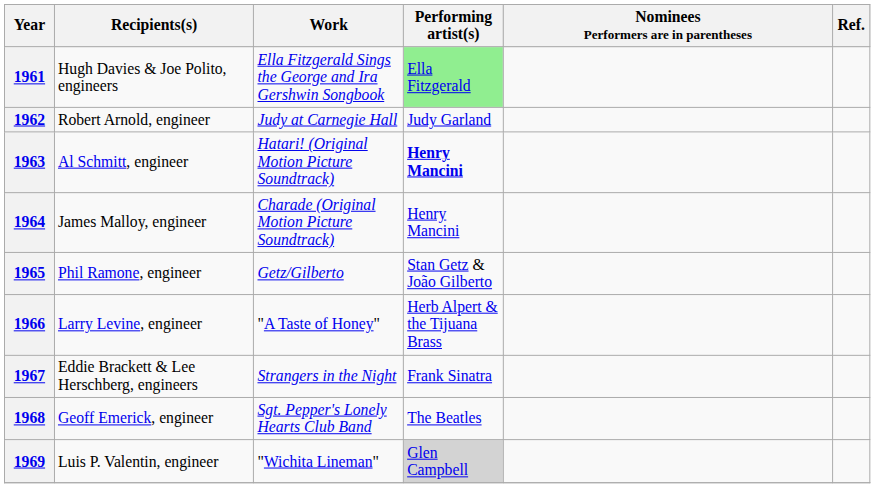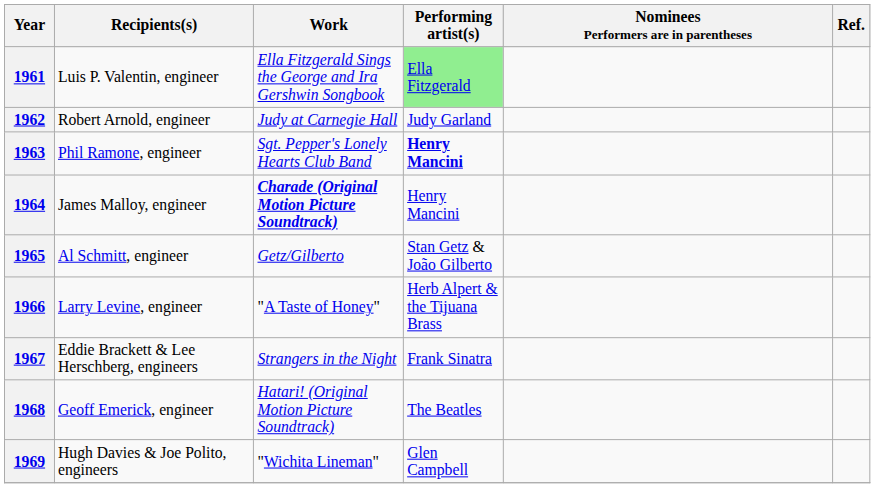(142, 77) Hugh Davies & Joe Polito, engineers -> (138, 77) Luis P. Valentin, engineer
(123, 162) Al Schmitt, engineer -> (130, 153) Phil Ramone, engineer
(313, 162) Hatari! (Original Motion Picture Soundtrack) -> (322, 153) Sgt. Pepper's Lonely Hearts Club Band
(317, 222) normal -> (317, 204) bold
(130, 273) Phil Ramone, engineer -> (123, 255) Al Schmitt, engineer
(322, 418) Sgt. Pepper's Lonely Hearts Club Band -> (313, 409) Hatari! (Original Motion Picture Soundtrack)
(138, 461) Luis P. Valentin, engineer -> (142, 461) Hugh Davies & Joe Polito, engineers
(438, 461) lightgrey background -> (438, 461) no background
